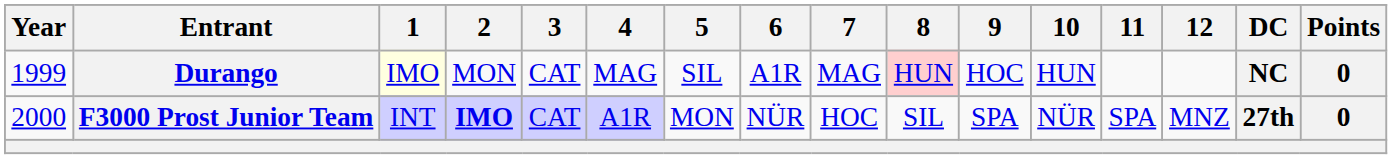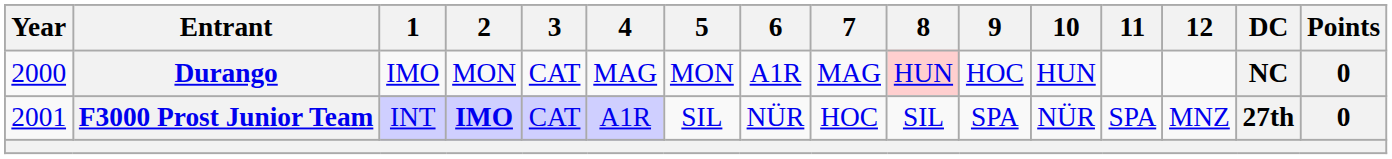(39, 72) 1999 -> (39, 72) 2000
(413, 72) lightyellow background -> (413, 72) no background
(702, 72) SIL -> (702, 72) MON
(39, 117) 2000 -> (39, 117) 2001
(702, 117) MON -> (702, 117) SIL
